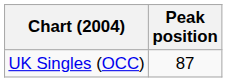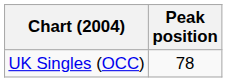(185, 63) 87 -> (185, 63) 78
